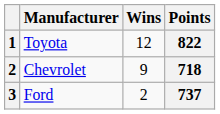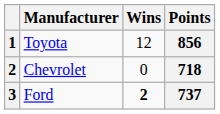(190, 43) 822 -> (190, 43) 856
(144, 69) 9 -> (144, 69) 0
(144, 95) normal -> (144, 95) bold
